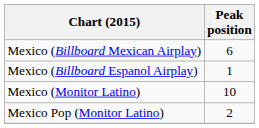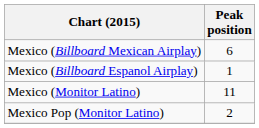(229, 92) 10 -> (229, 92) 11
